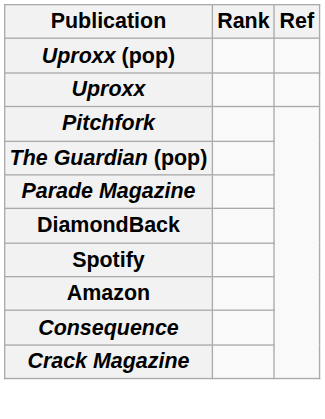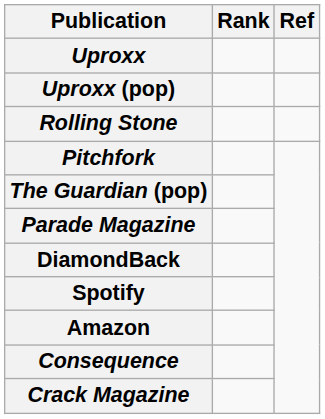rows swapped: (108, 89) <-> (108, 55)
+ row: (108, 123)
